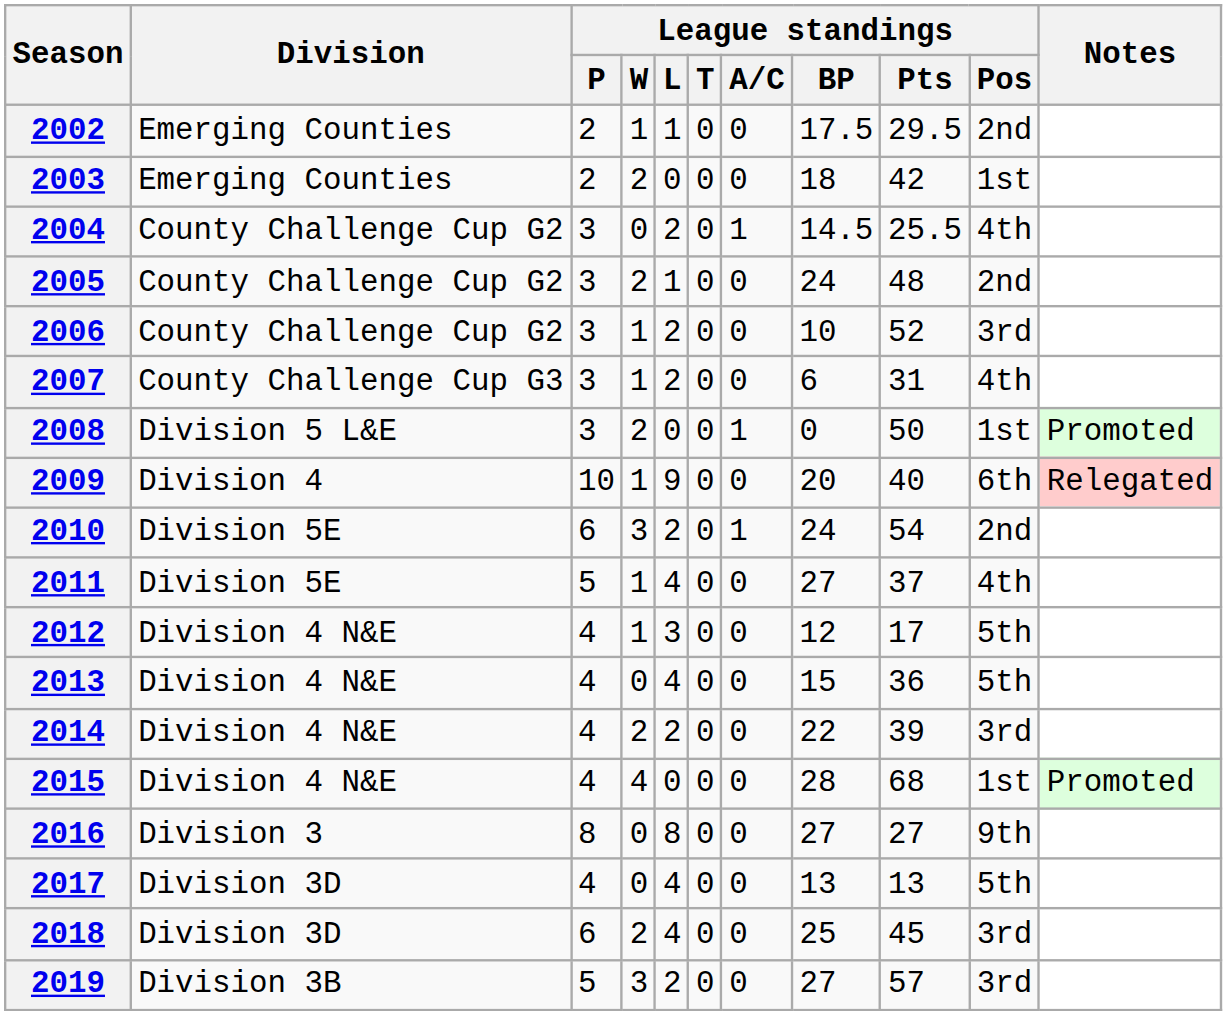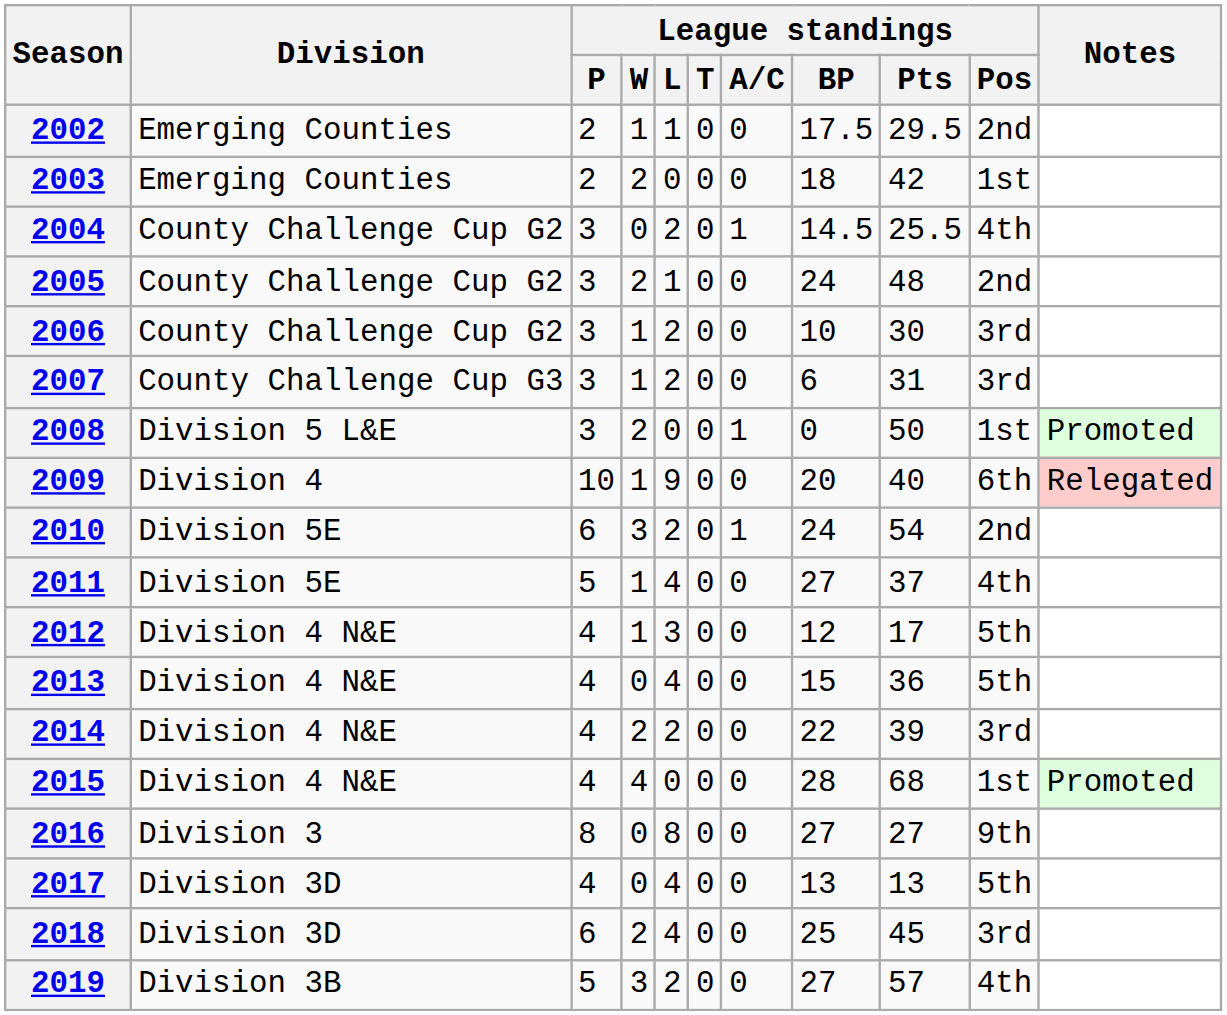(907, 332) 52 -> (907, 332) 30
(1004, 382) 4th -> (1004, 382) 3rd
(1004, 984) 3rd -> (1004, 984) 4th
